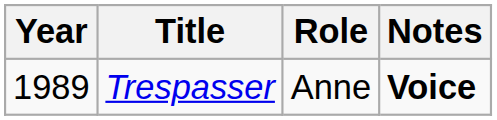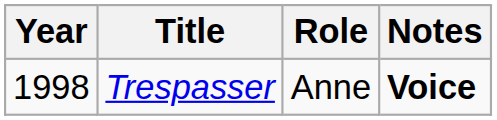(51, 86) 1989 -> (51, 86) 1998
